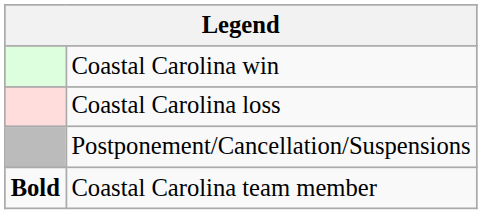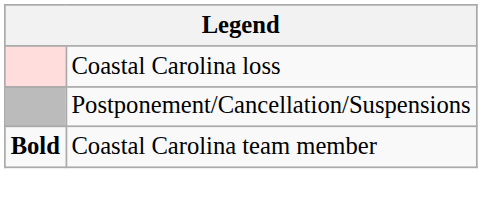- row: (175, 65)
